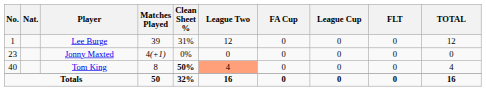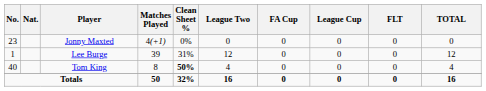rows swapped: (89, 41) <-> (89, 53)
(228, 66) lightsalmon background -> (228, 66) no background
